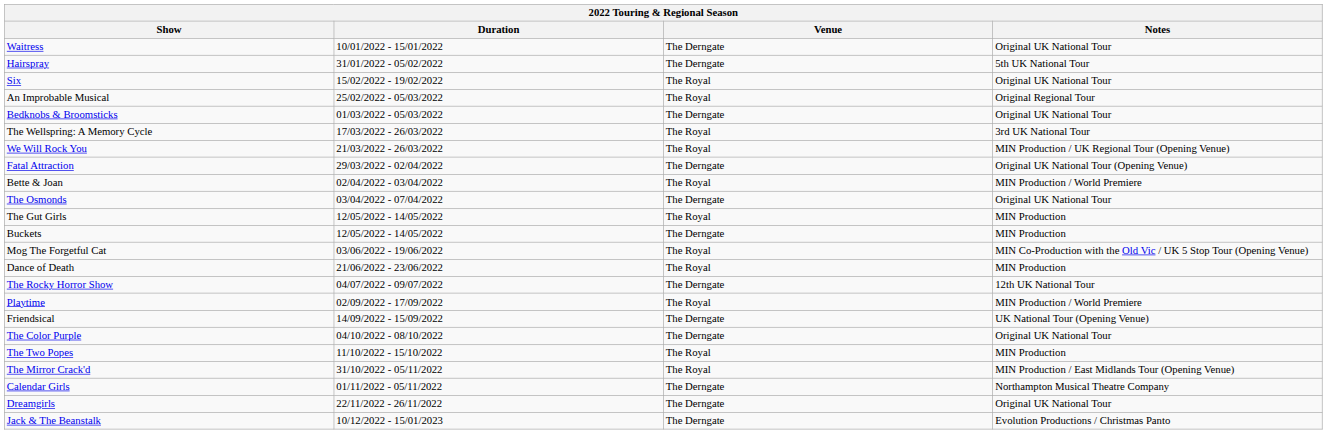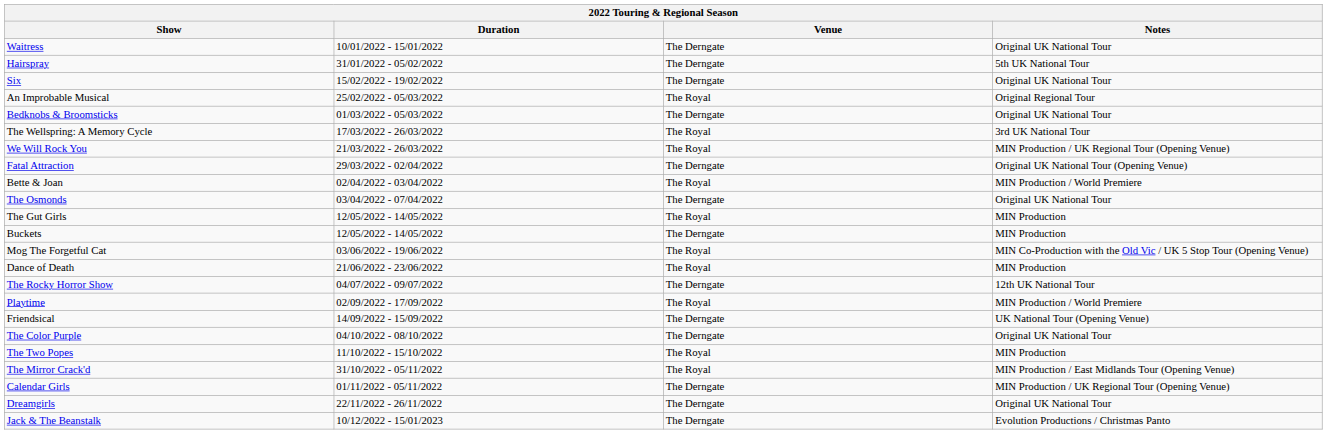(688, 81) The Royal -> (695, 81) The Derngate
(1082, 387) Northampton Musical Theatre Company -> (1112, 387) MIN Production / UK Regional Tour (Opening Venue)
